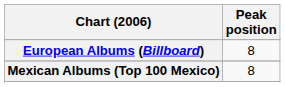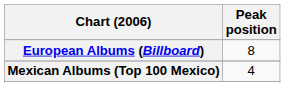(251, 71) 8 -> (251, 71) 4
